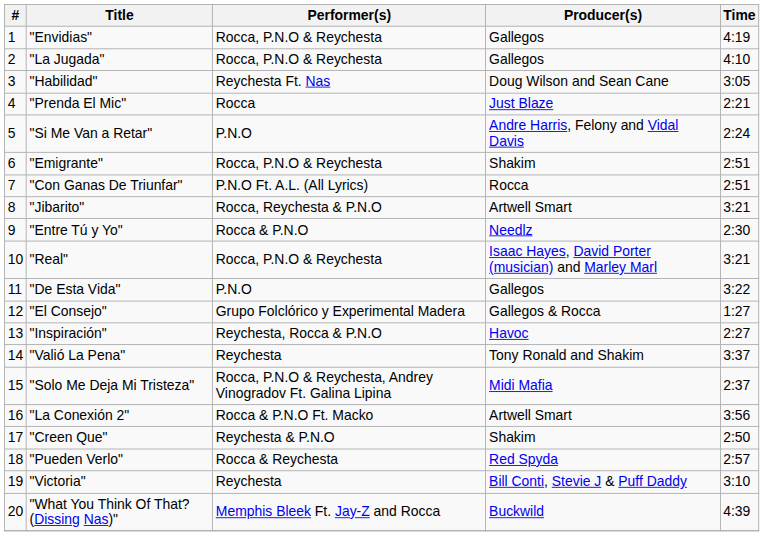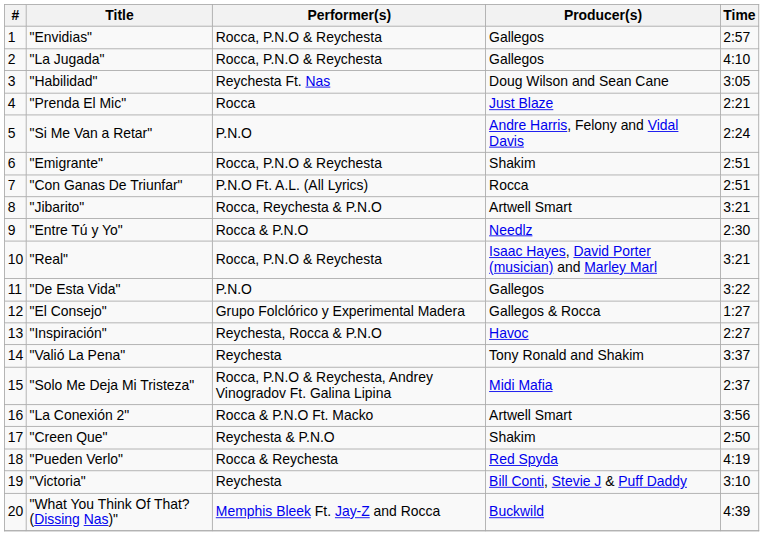(737, 37) 4:19 -> (737, 37) 2:57
(737, 459) 2:57 -> (737, 459) 4:19
